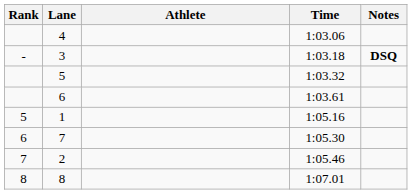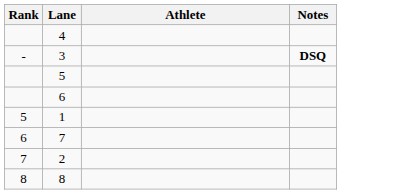- column: (325, 14)
